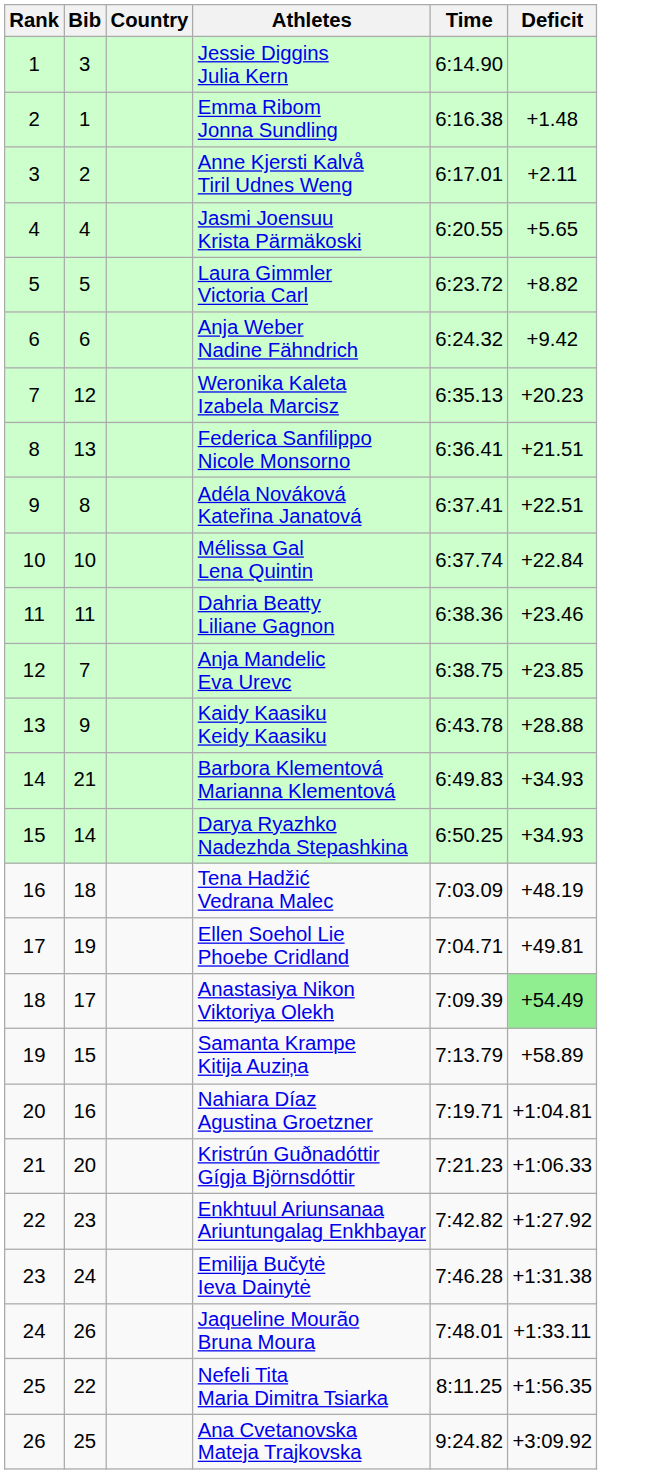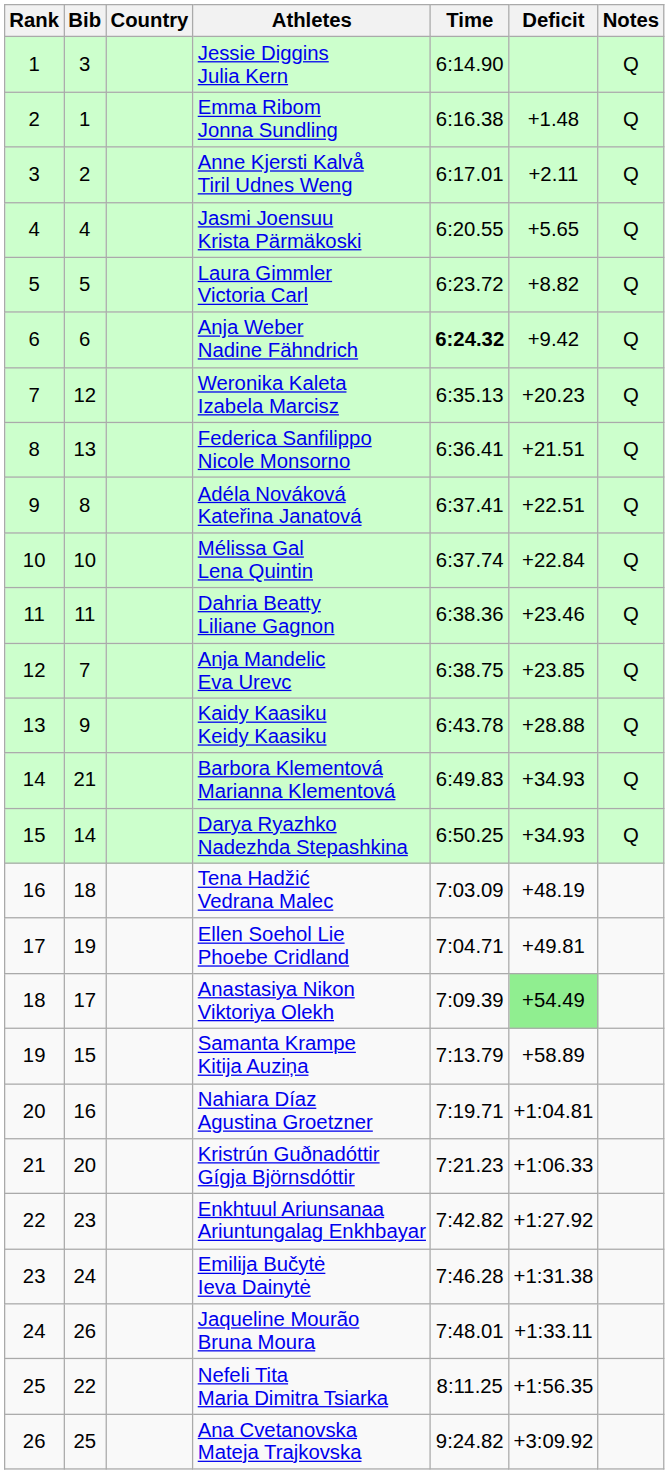+ column: (631, 20)
(469, 339) normal -> (470, 339) bold
